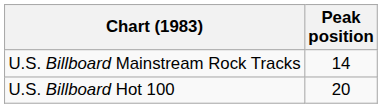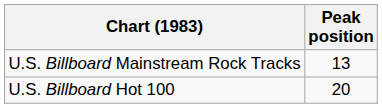(341, 63) 14 -> (341, 63) 13
